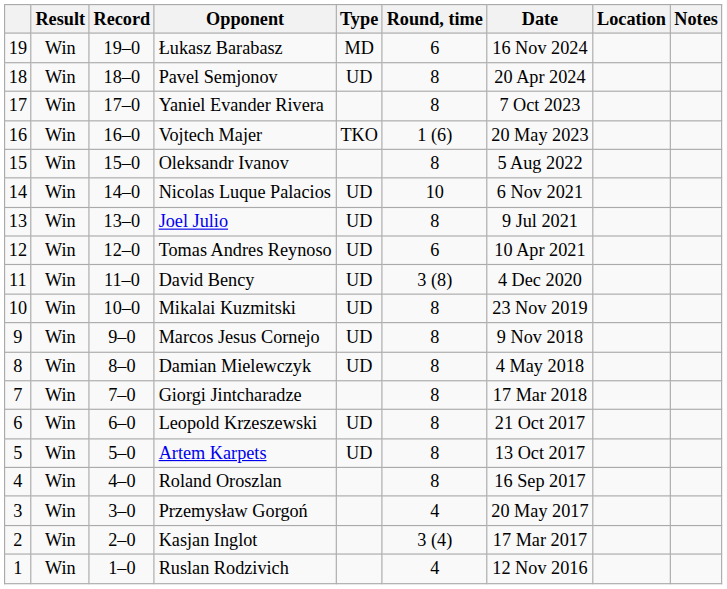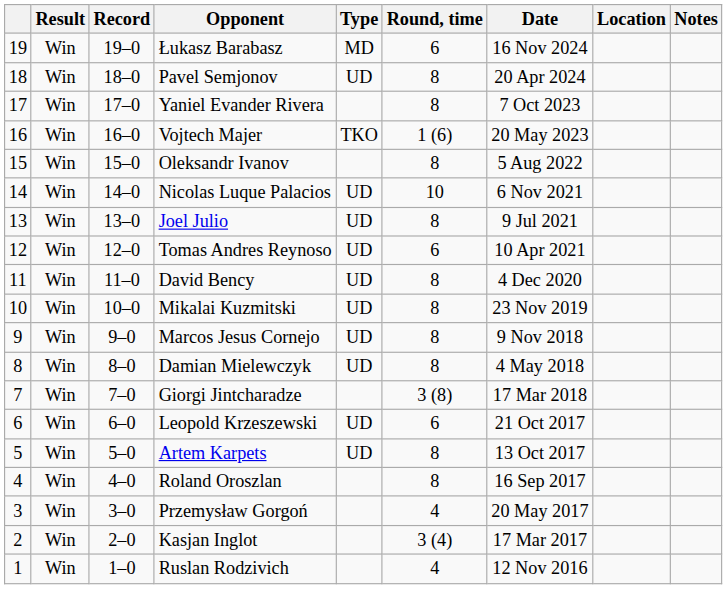(435, 279) 3 (8) -> (435, 279) 8
(435, 395) 8 -> (435, 395) 3 (8)
(435, 423) 8 -> (435, 423) 6
